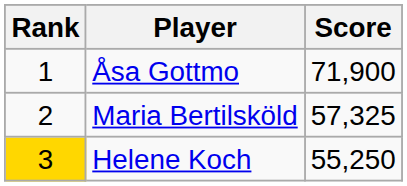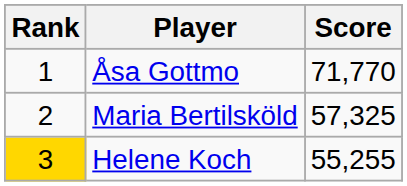(353, 71) 71,900 -> (353, 71) 71,770
(353, 159) 55,250 -> (353, 159) 55,255
